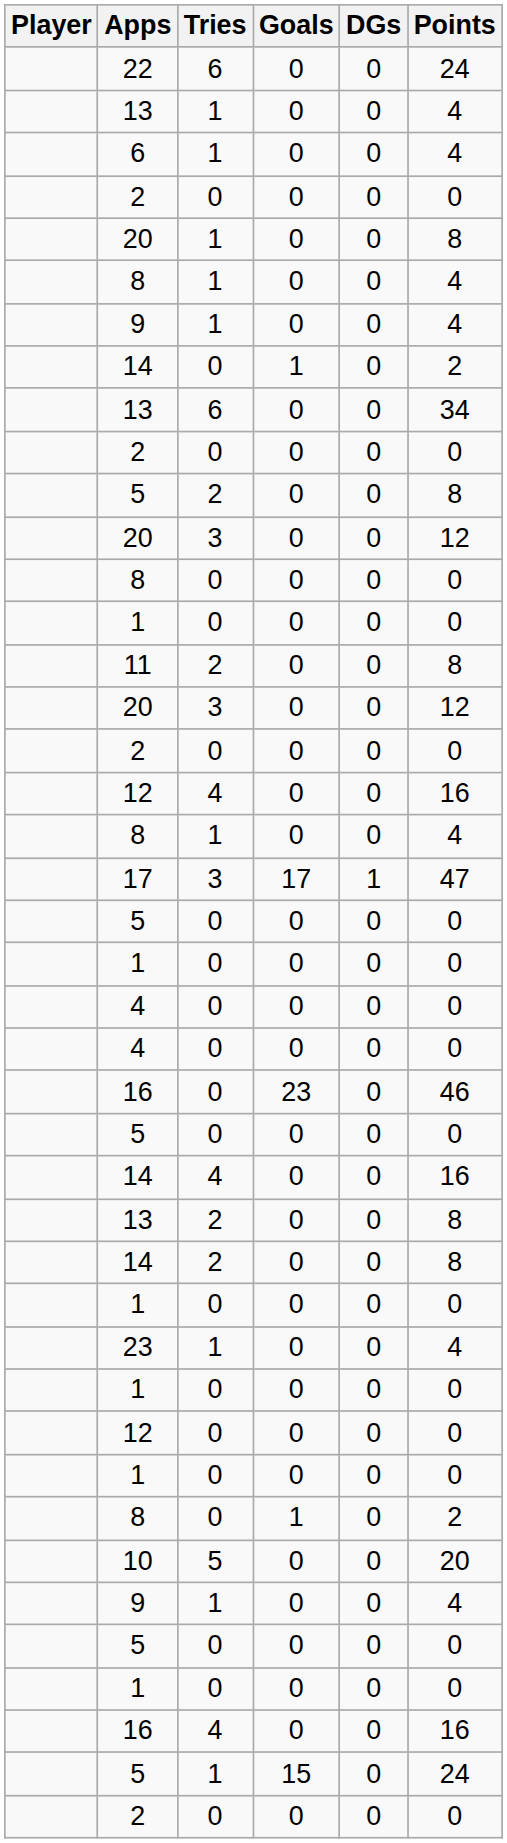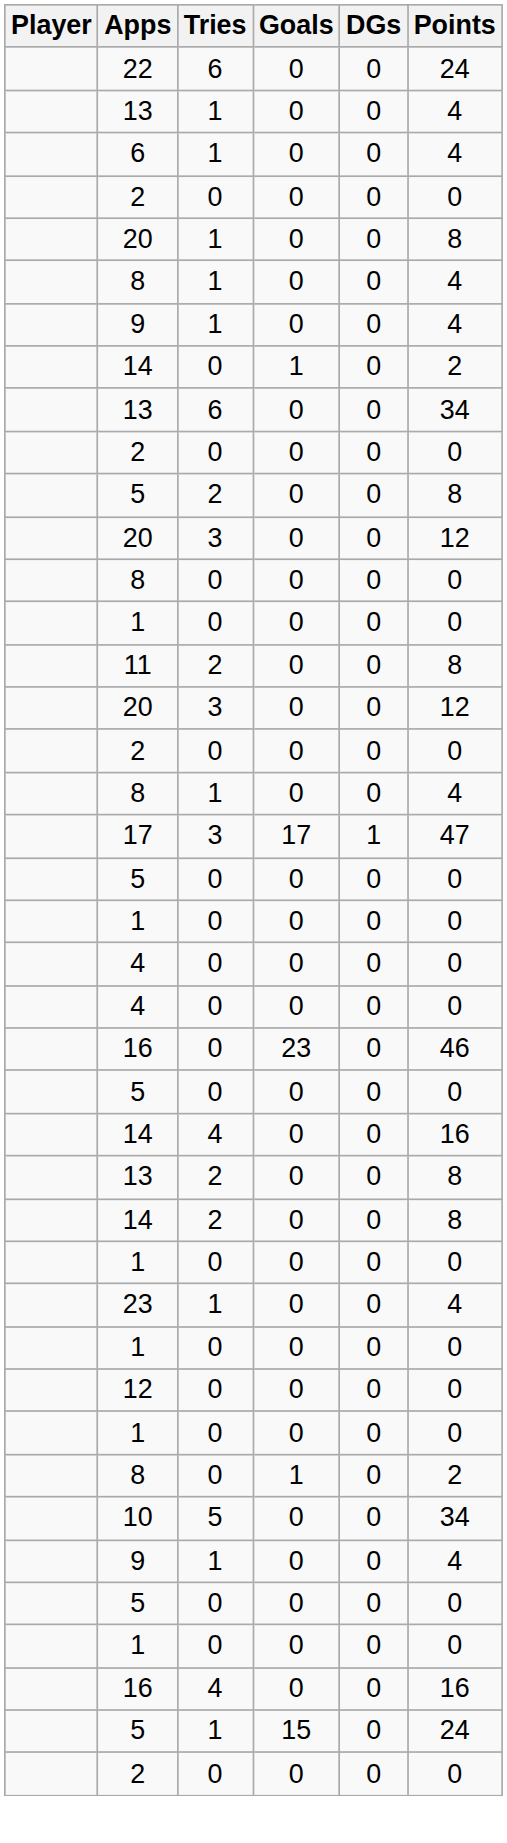- row: (138, 793)
(455, 1560) 20 -> (455, 1517) 34
